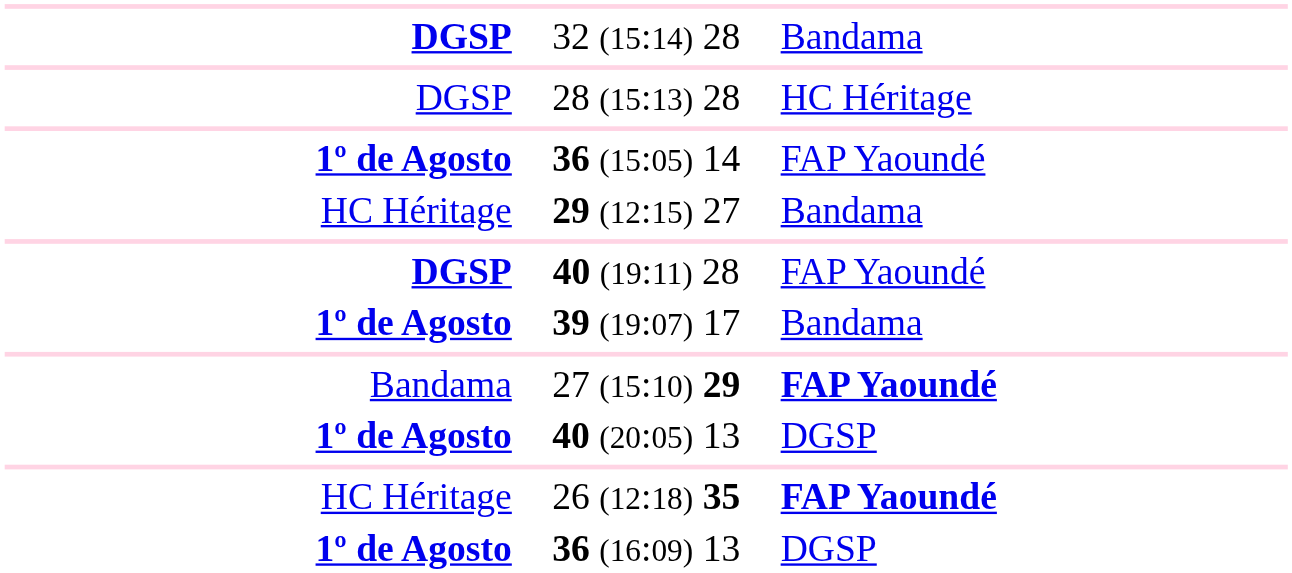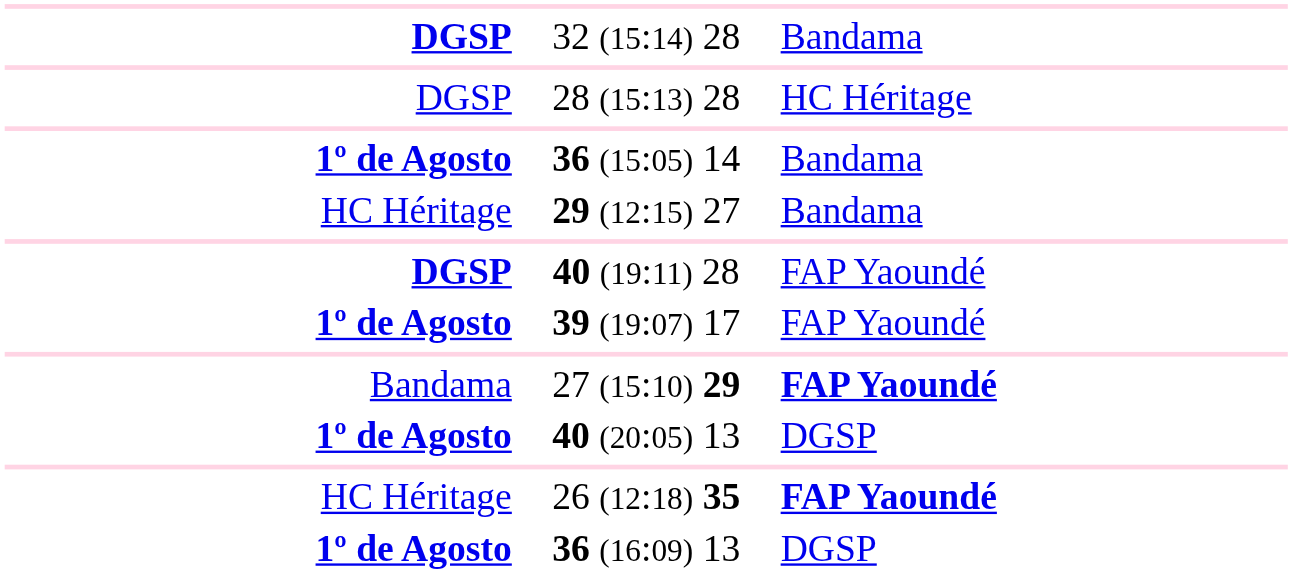(883, 158) FAP Yaoundé -> (852, 158) Bandama
(852, 323) Bandama -> (883, 323) FAP Yaoundé
